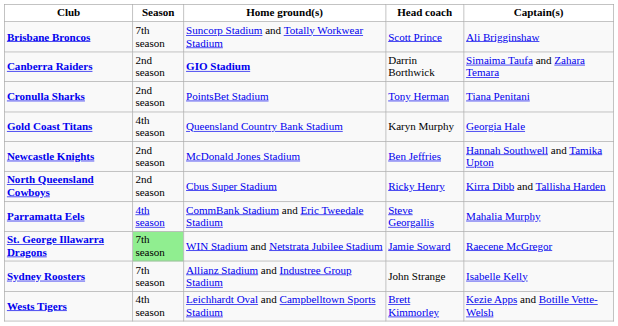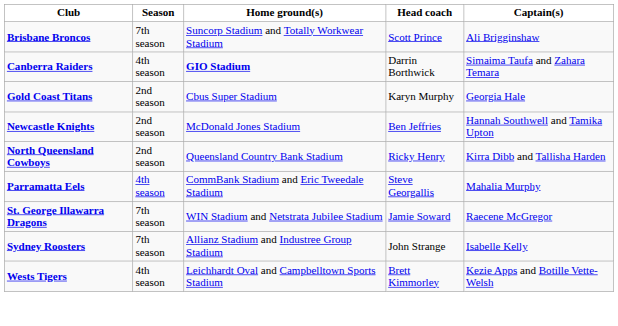(150, 66) 2nd season -> (150, 66) 4th season
- row: (46, 96)
(150, 126) 4th season -> (150, 96) 2nd season
(264, 126) Queensland Country Bank Stadium -> (231, 96) Cbus Super Stadium
(231, 186) Cbus Super Stadium -> (264, 156) Queensland Country Bank Stadium
(150, 246) lightgreen background -> (150, 216) no background
